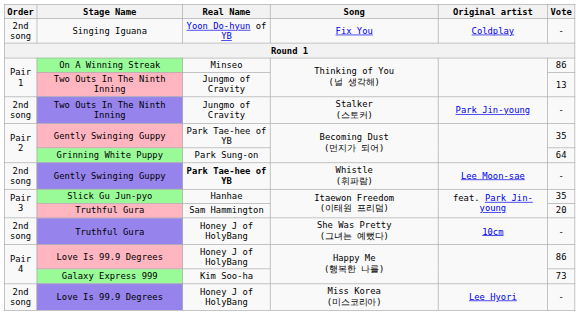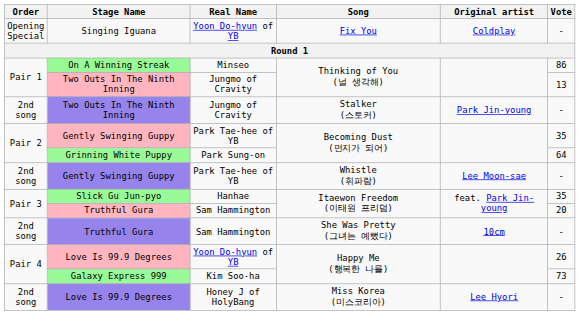(21, 31) 2nd song -> (26, 31) Opening Special
(226, 176) bold -> (233, 176) normal
(226, 231) Honey J of HolyBang -> (233, 231) Sam Hammington
(226, 257) Honey J of HolyBang -> (233, 257) Yoon Do-hyun of YB
(561, 257) 86 -> (561, 257) 26
